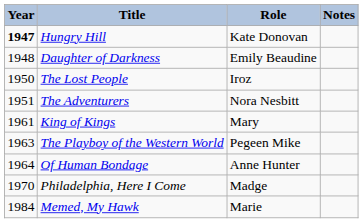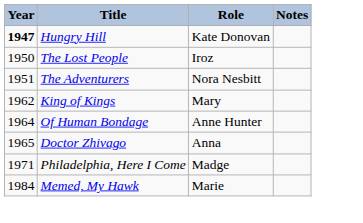- row: (100, 57)
(21, 121) 1961 -> (21, 100) 1962
- row: (132, 143)
+ row: (83, 143)
(21, 185) 1970 -> (21, 164) 1971
